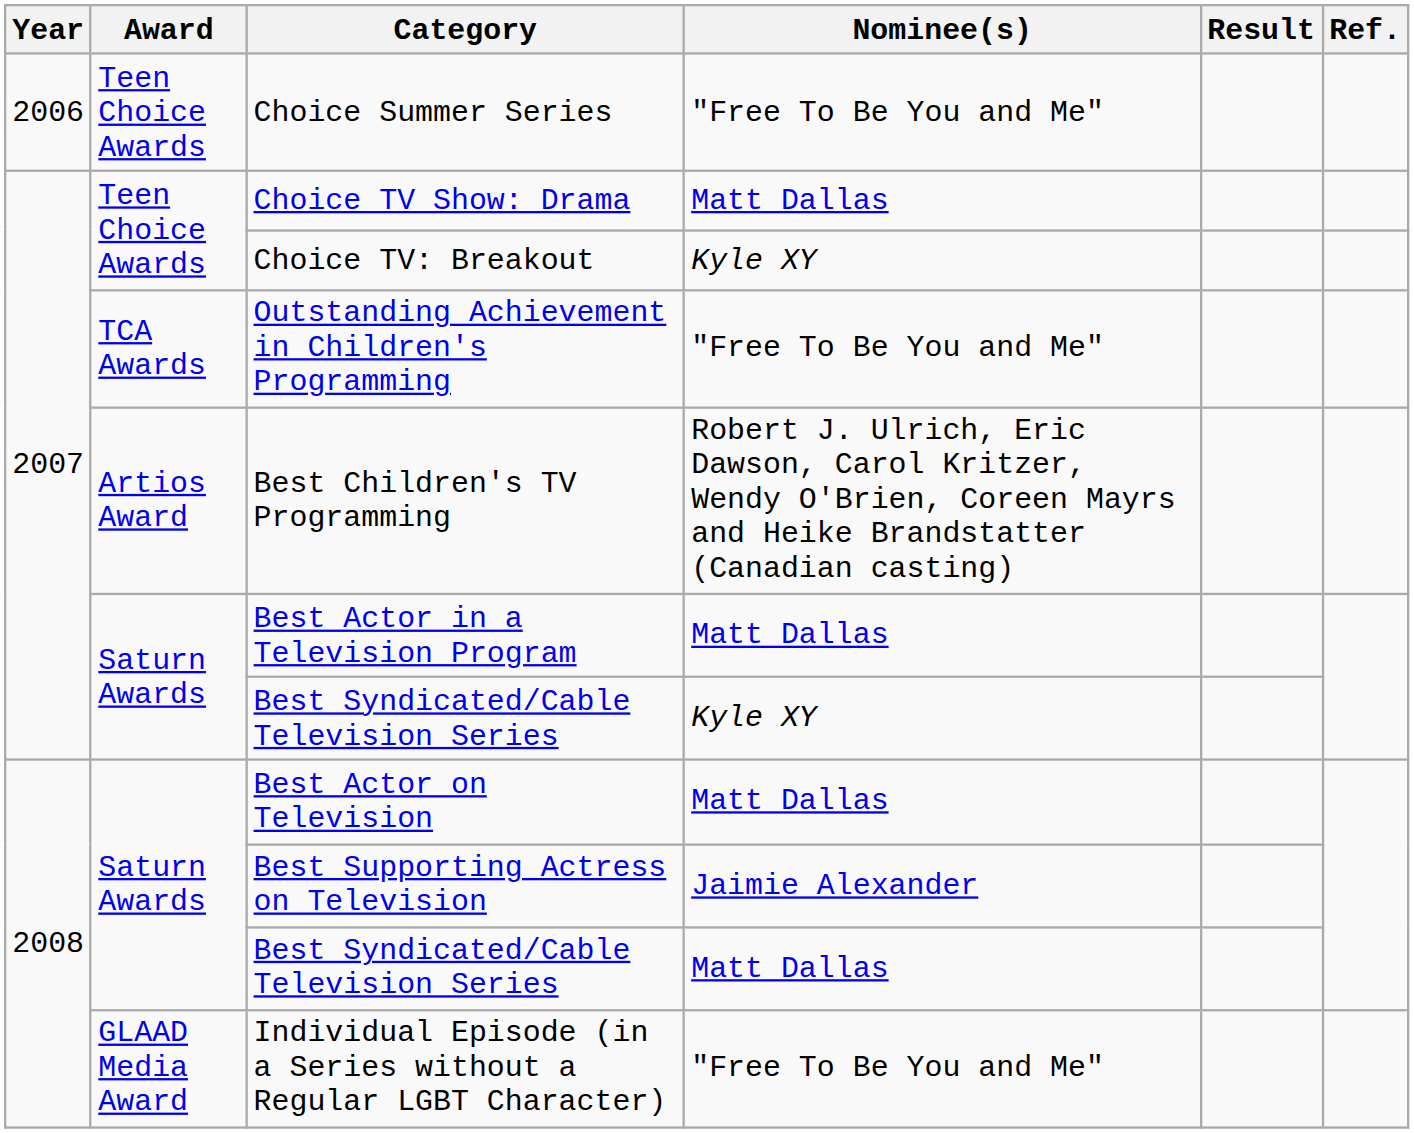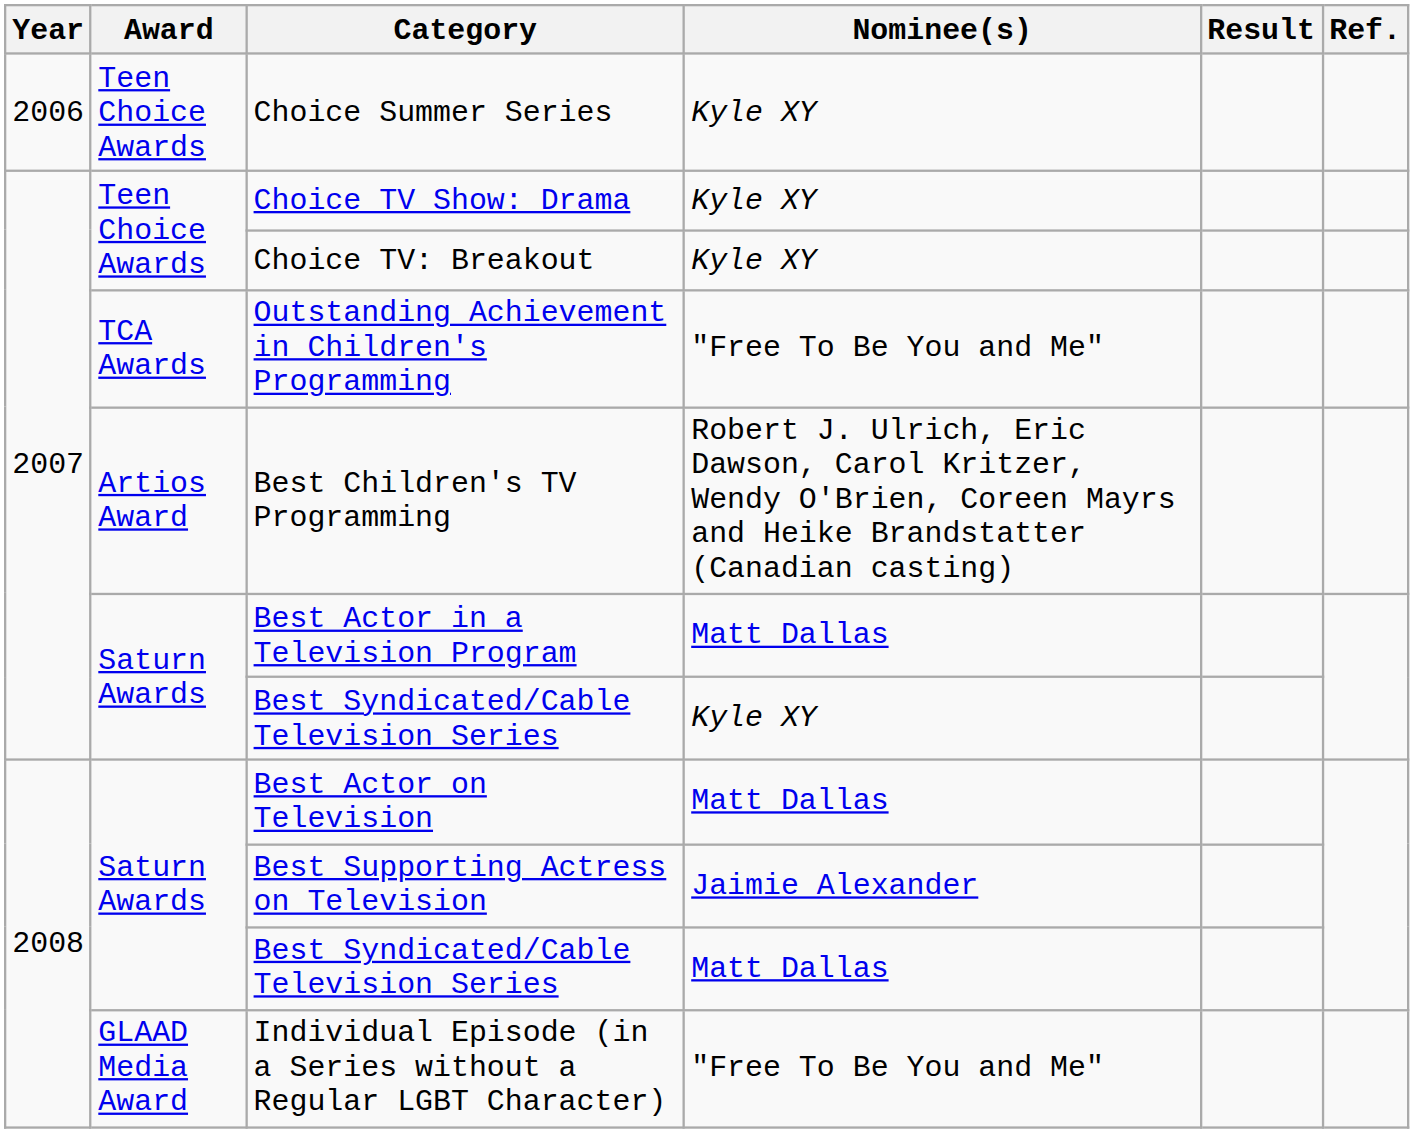(898, 113) "Free To Be You and Me" -> (754, 113) Kyle XY
(790, 201) Matt Dallas -> (754, 201) Kyle XY
